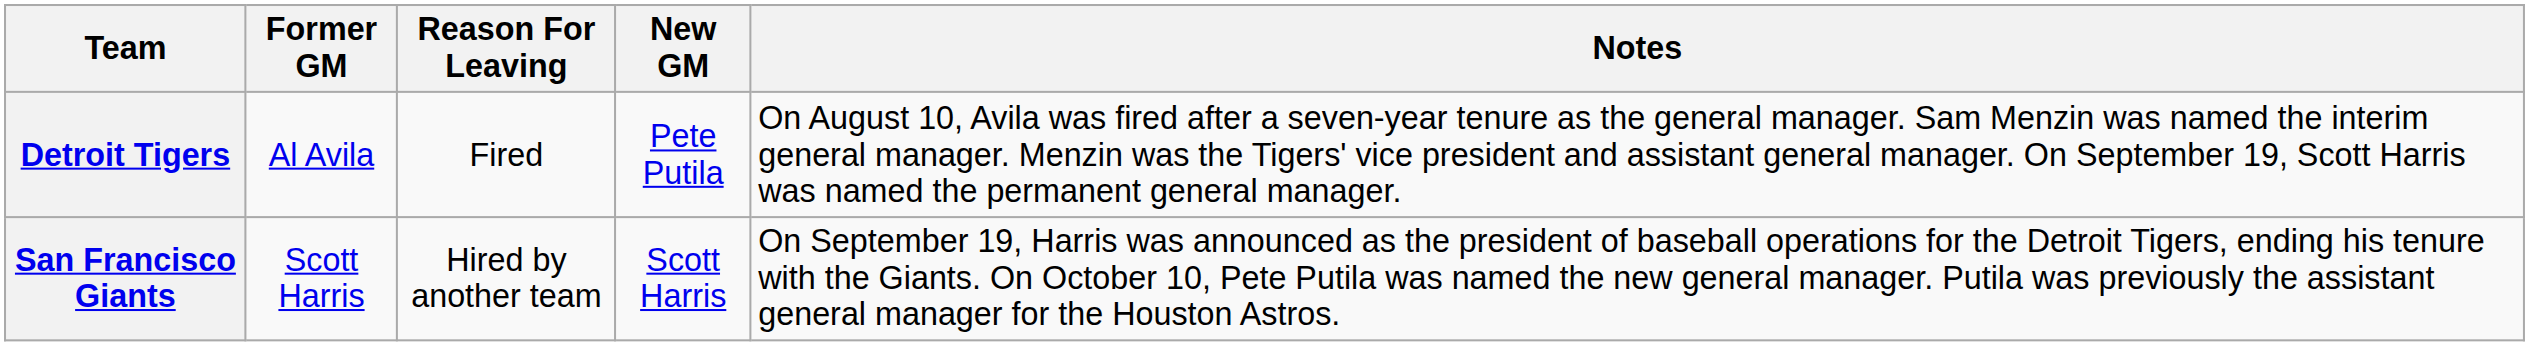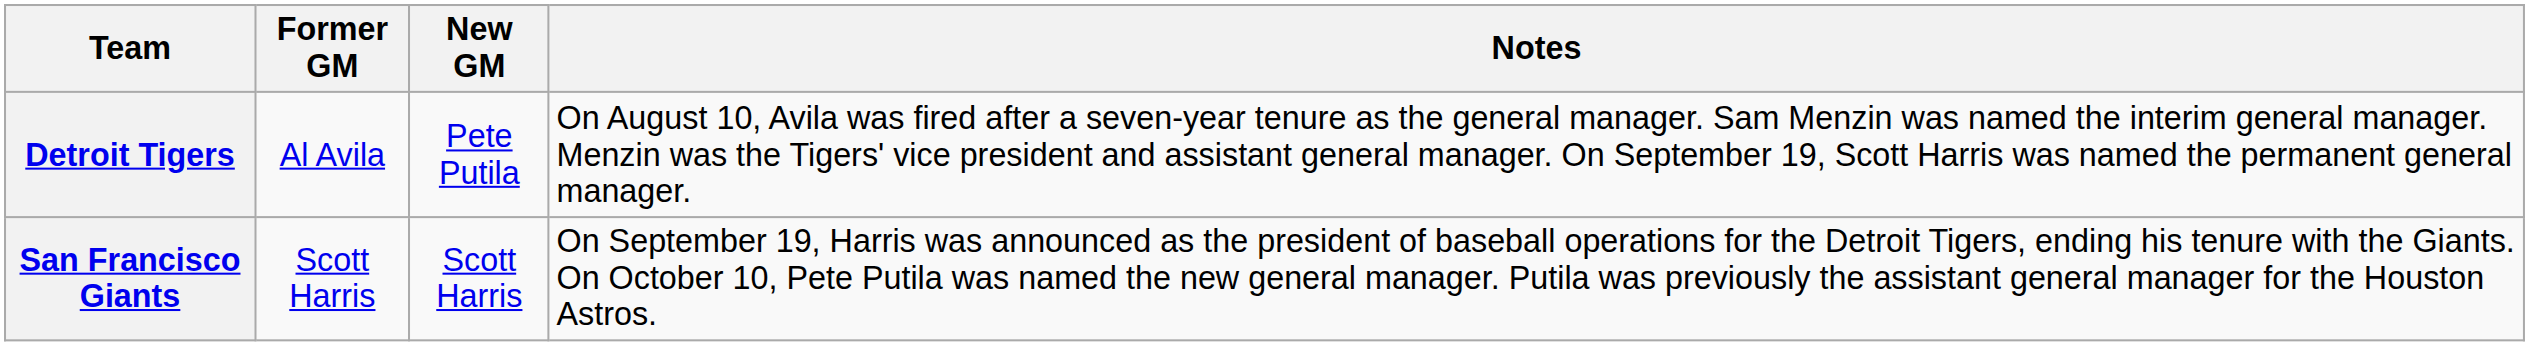- column: (506, 48)
